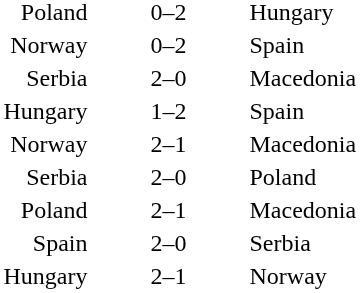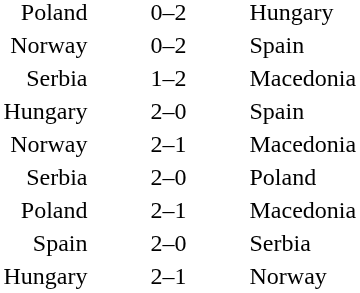(168, 77) 2–0 -> (168, 77) 1–2
(168, 110) 1–2 -> (168, 110) 2–0
